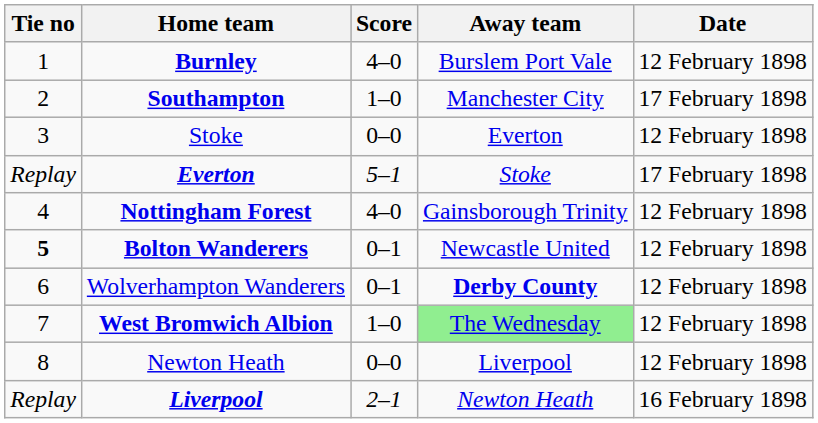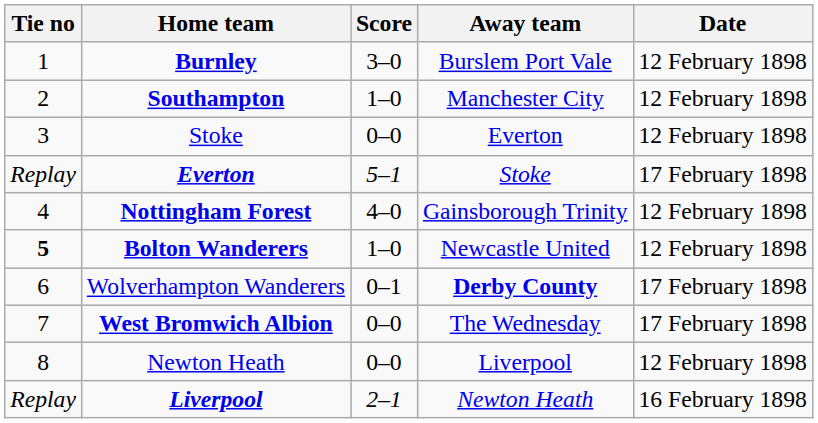(384, 60) 4–0 -> (384, 60) 3–0
(723, 98) 17 February 1898 -> (723, 98) 12 February 1898
(384, 248) 0–1 -> (384, 248) 1–0
(723, 286) 12 February 1898 -> (723, 286) 17 February 1898
(384, 323) 1–0 -> (384, 323) 0–0
(525, 323) lightgreen background -> (525, 323) no background
(723, 323) 12 February 1898 -> (723, 323) 17 February 1898
